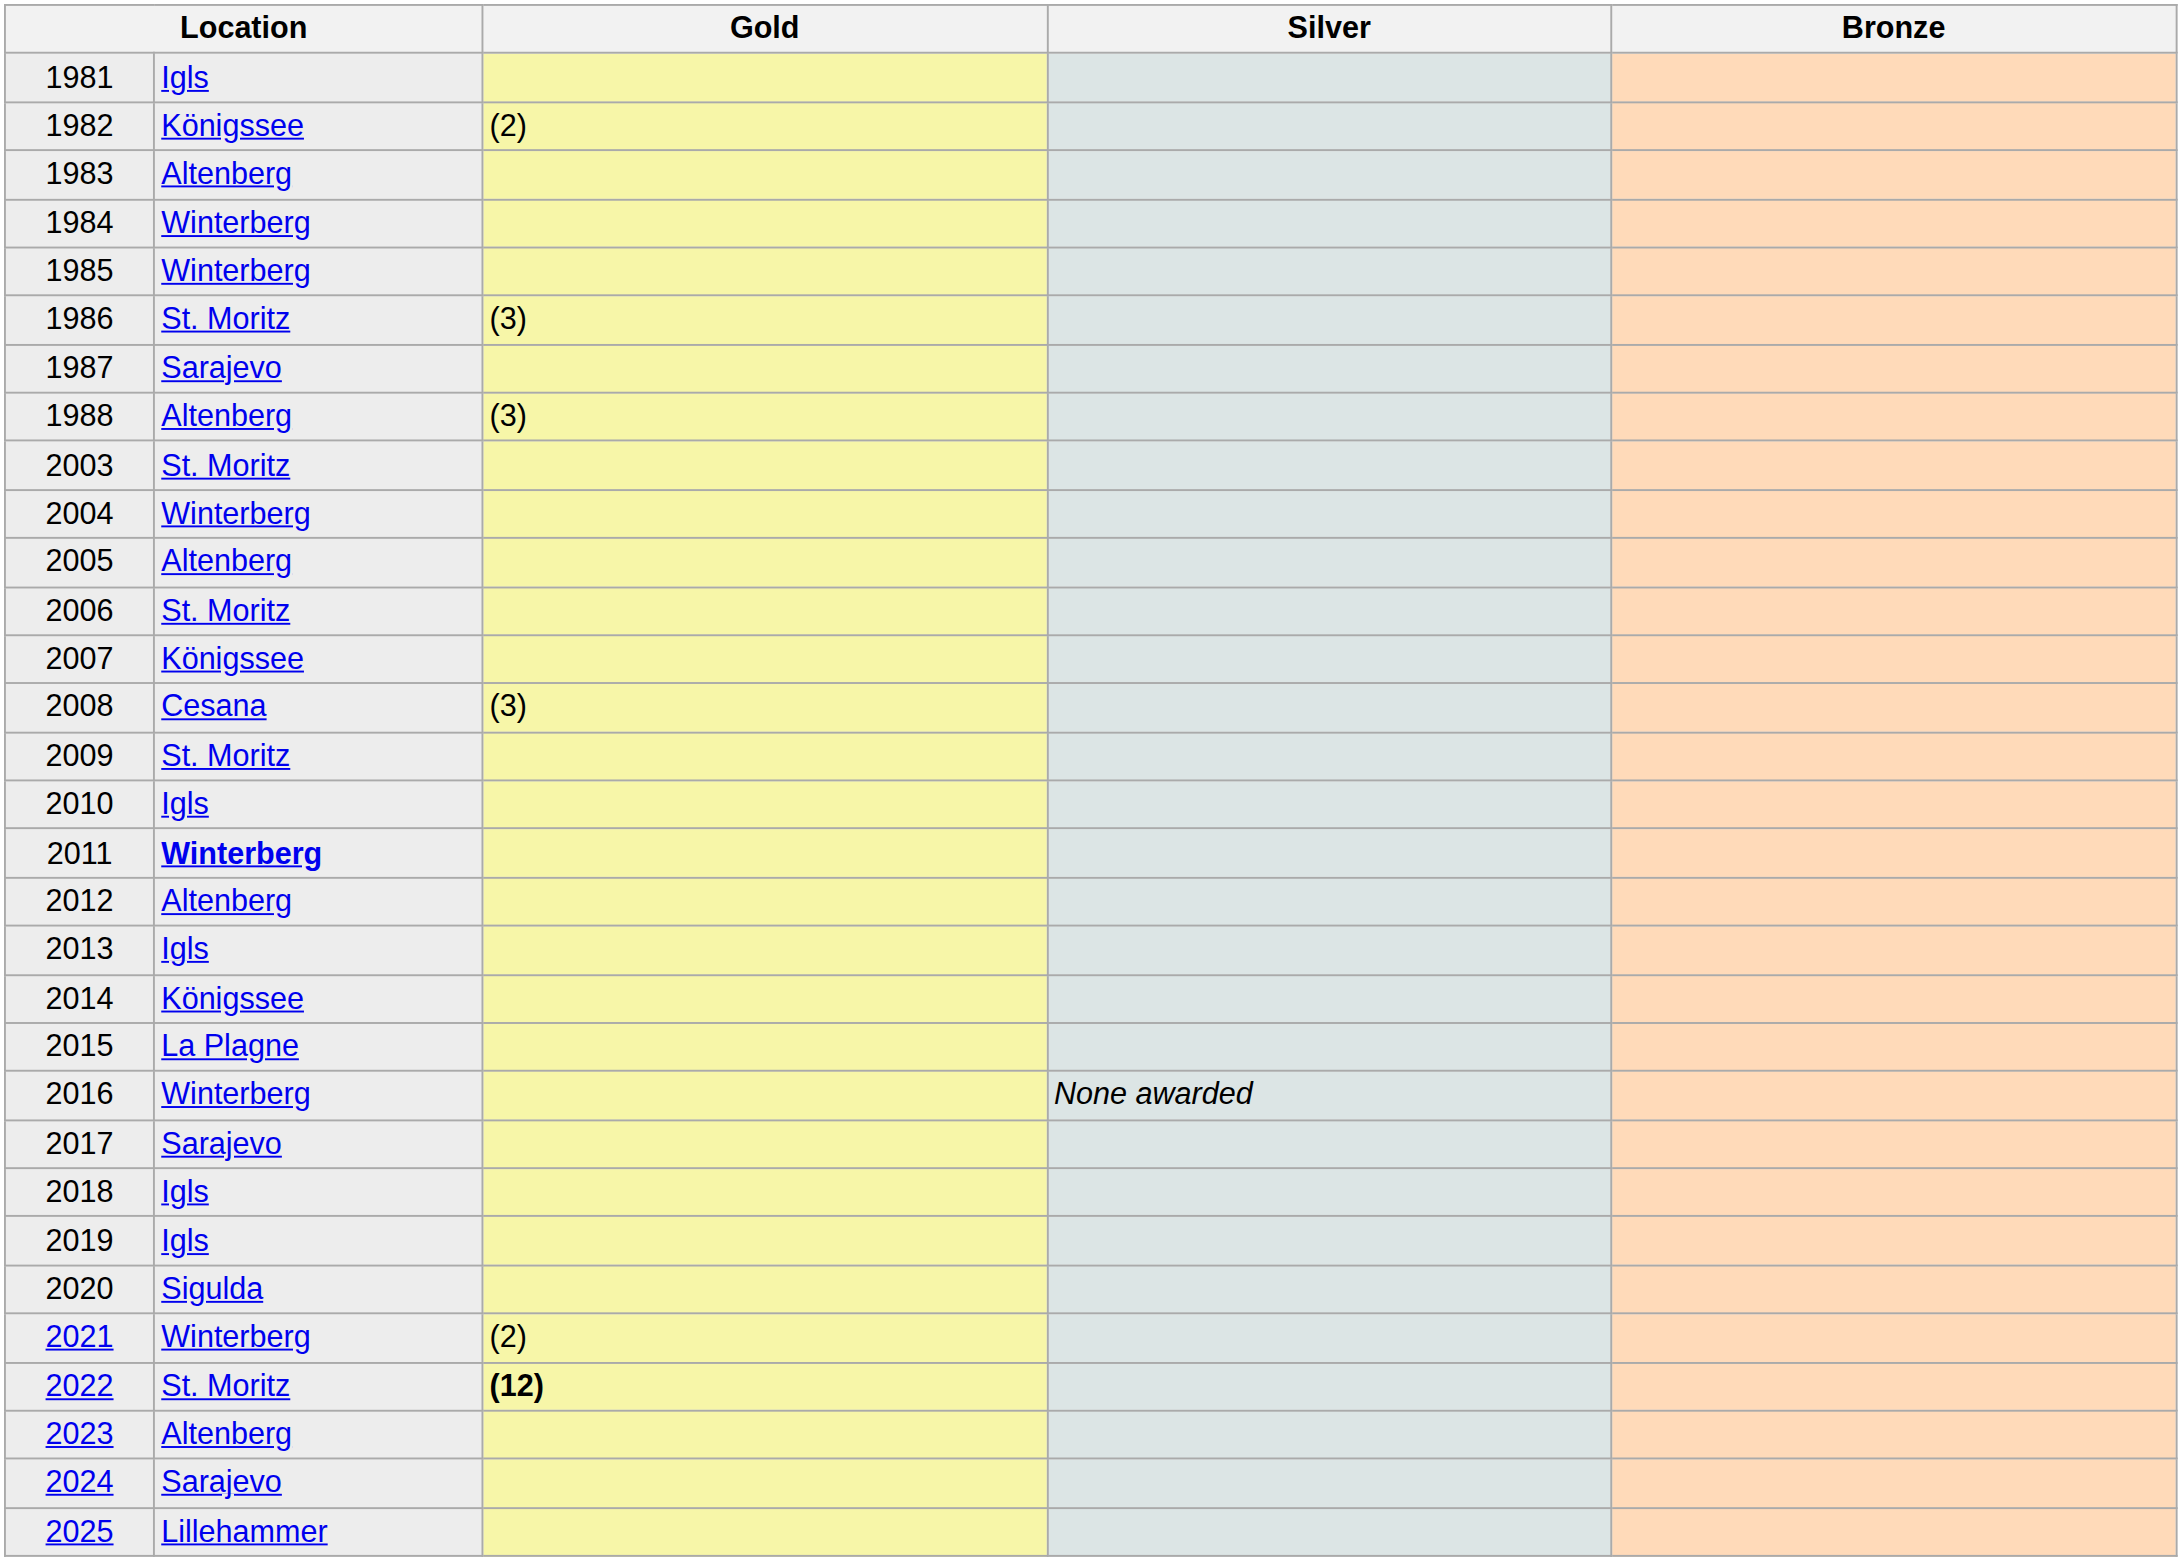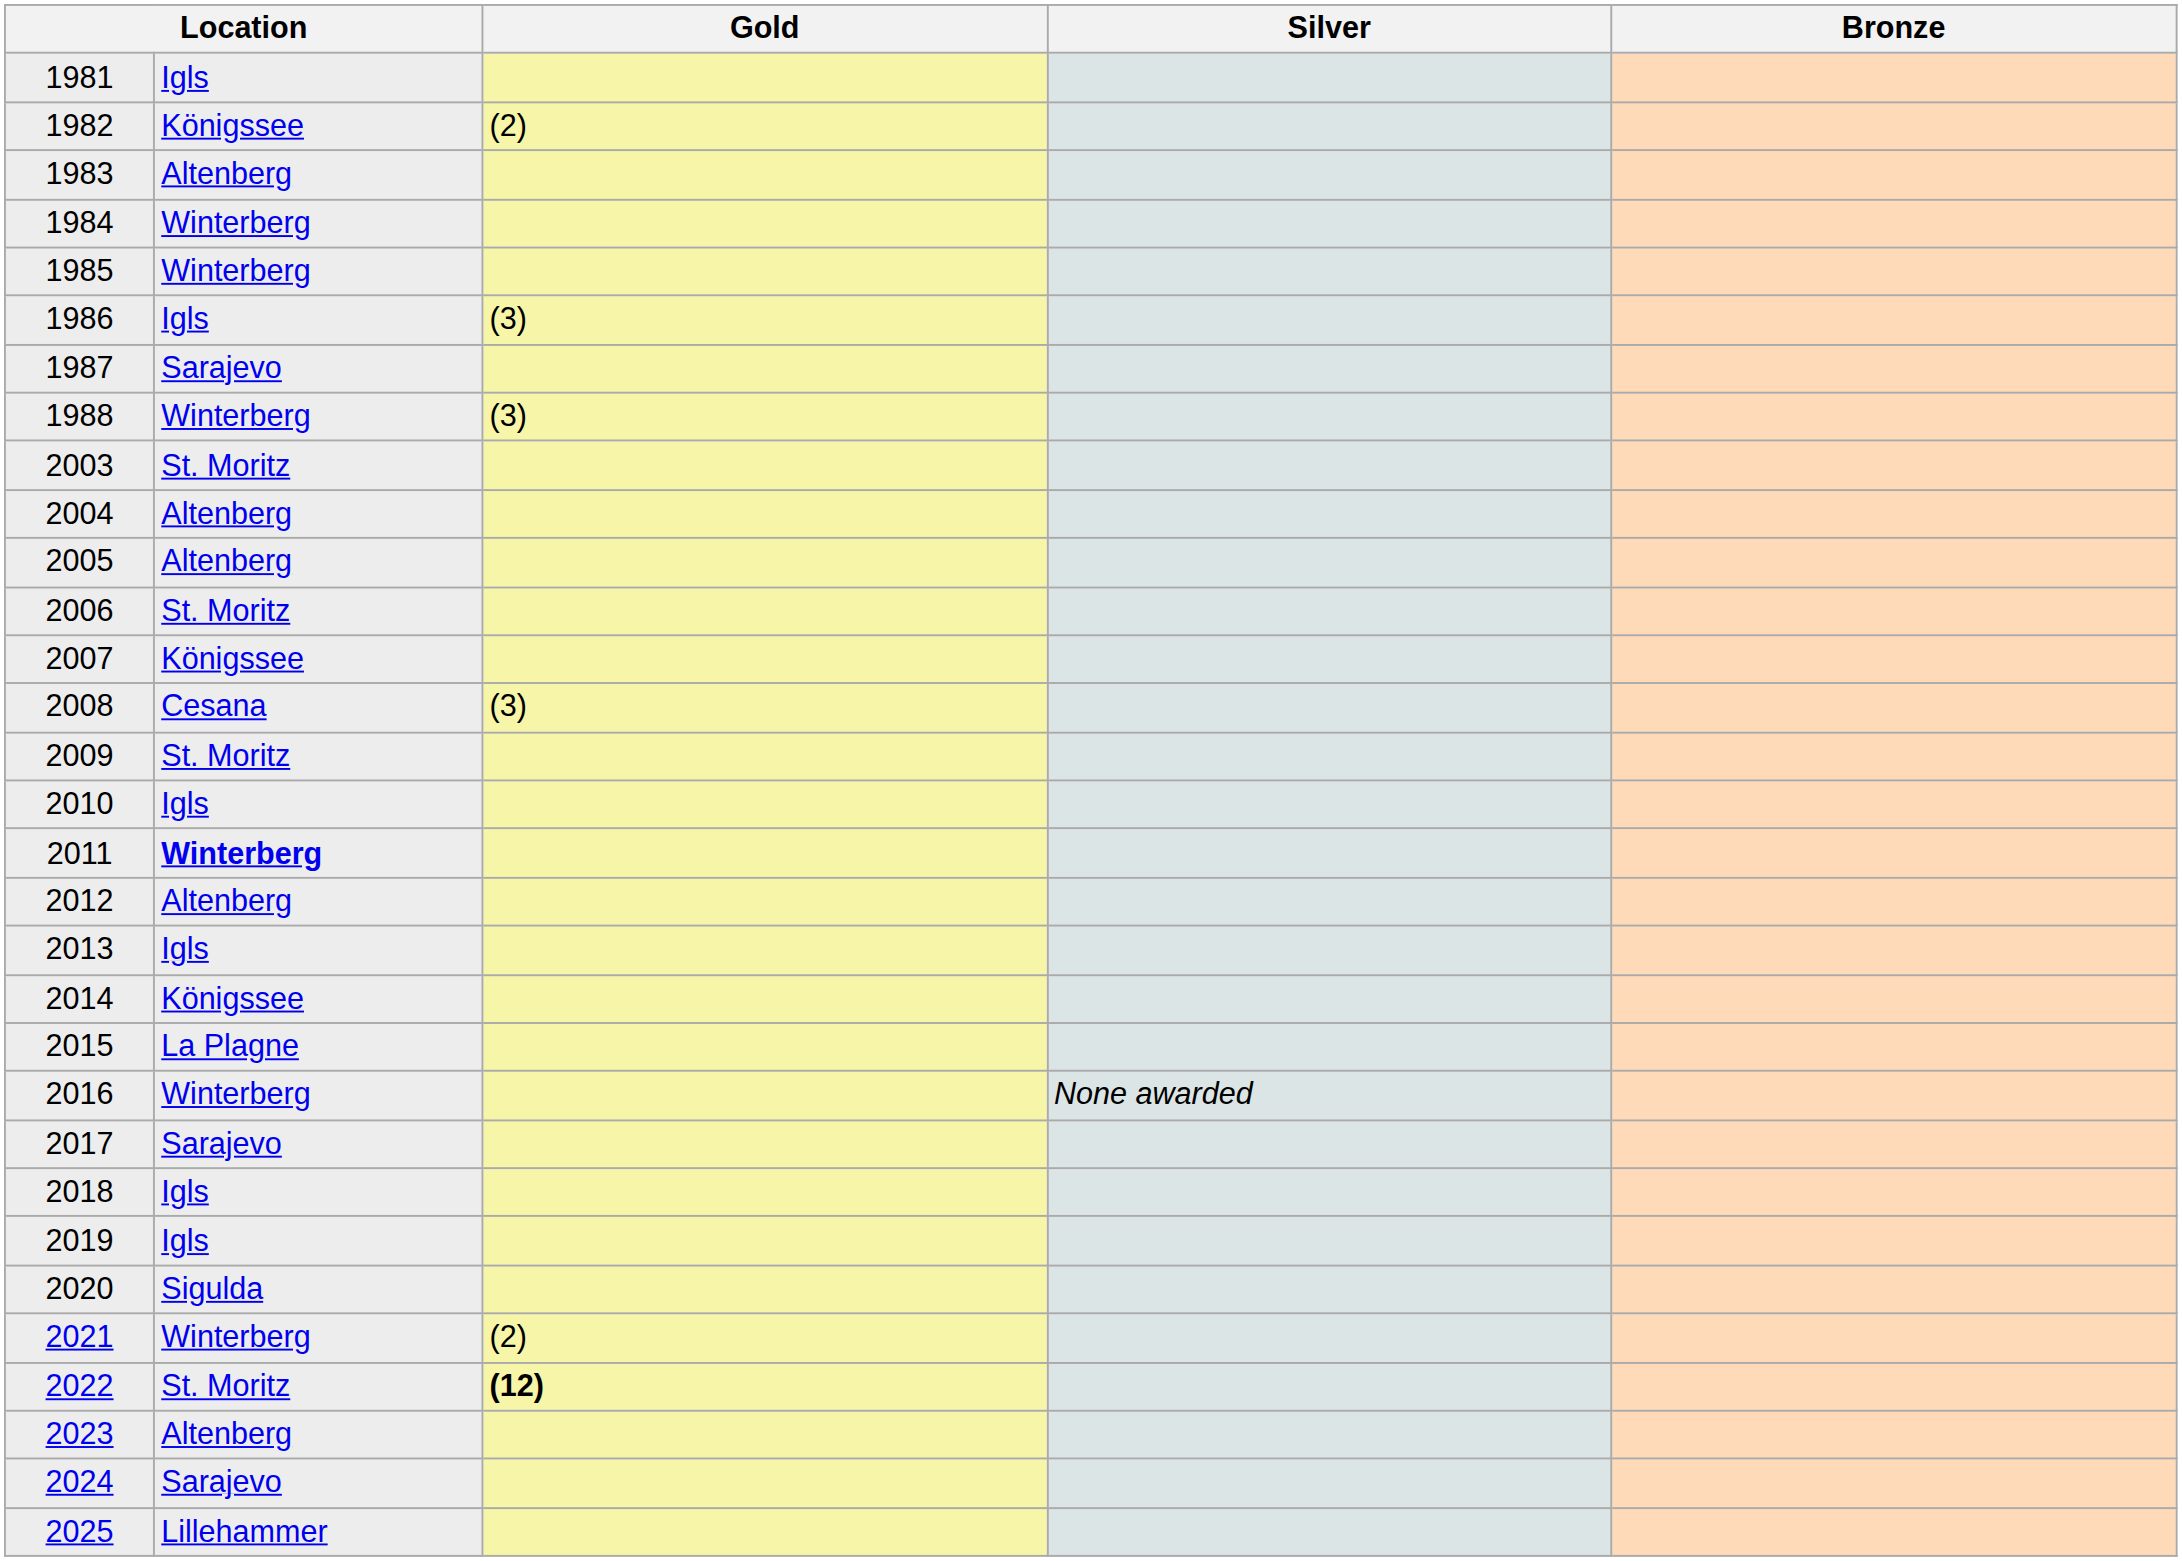(226, 319) St. Moritz -> (185, 319) Igls
(227, 416) Altenberg -> (236, 416) Winterberg
(236, 513) Winterberg -> (227, 513) Altenberg
